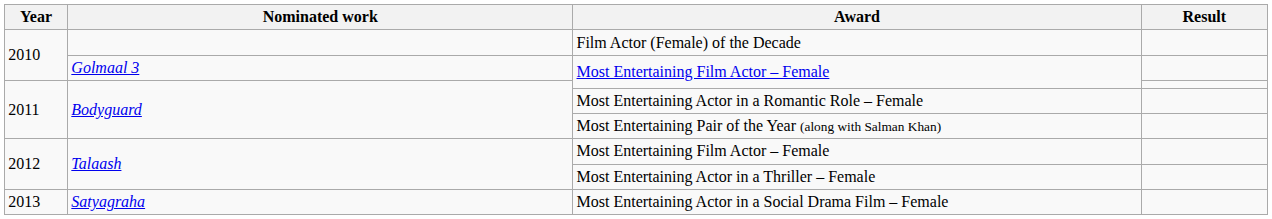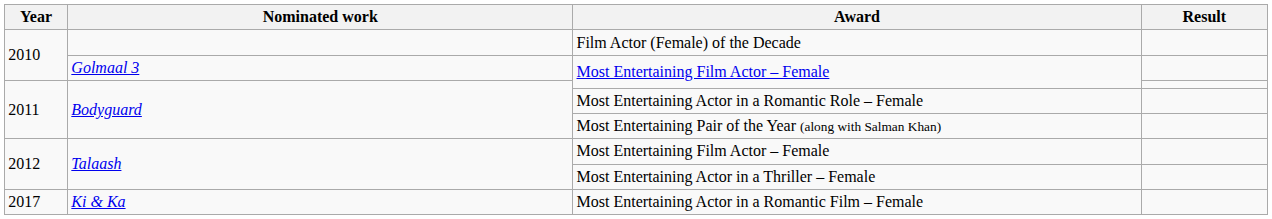- row: (108, 202)
+ row: (98, 202)
